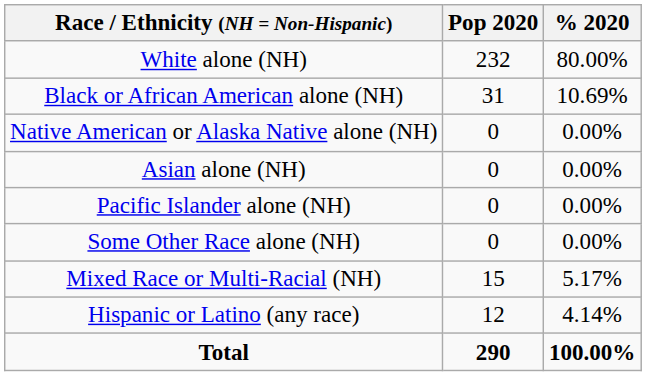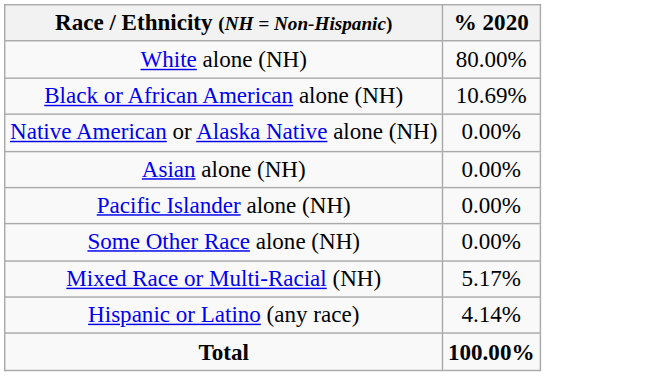- column: (493, 22)
